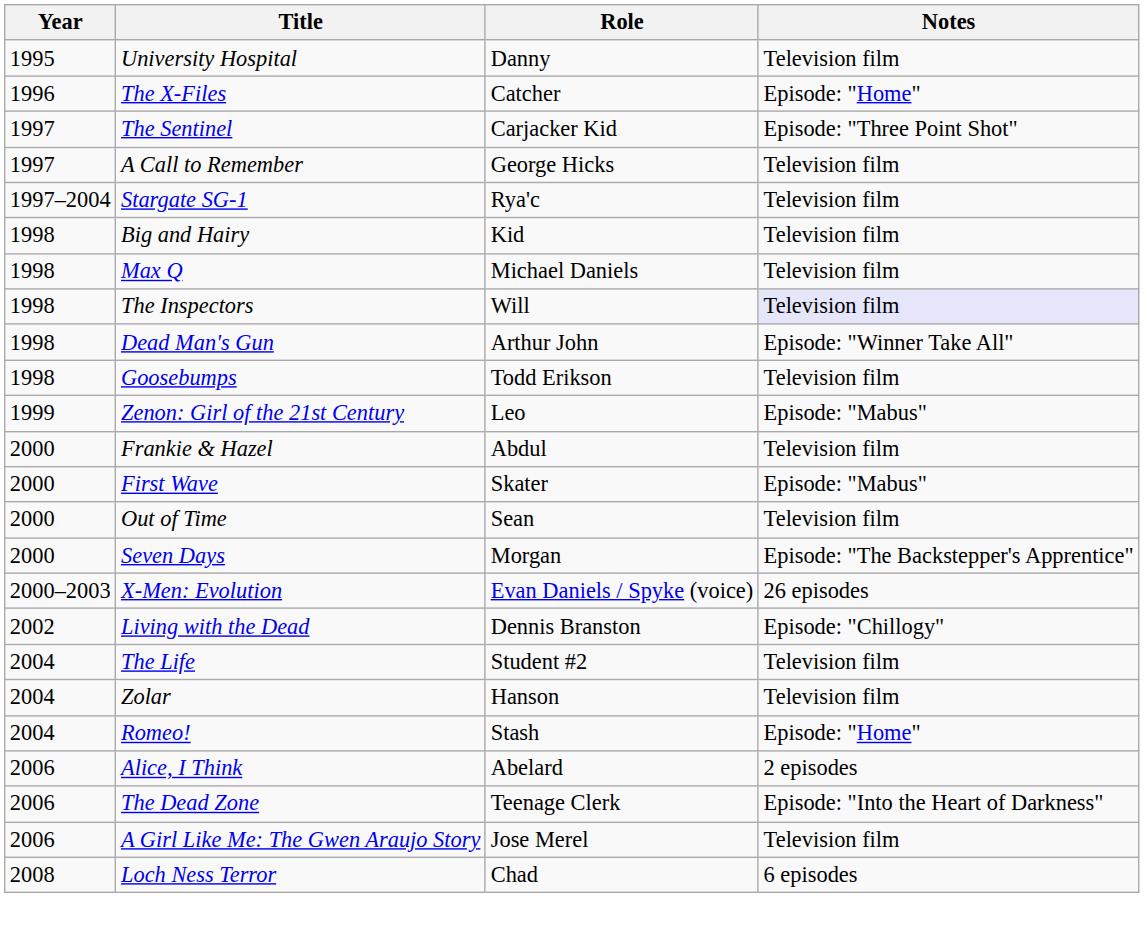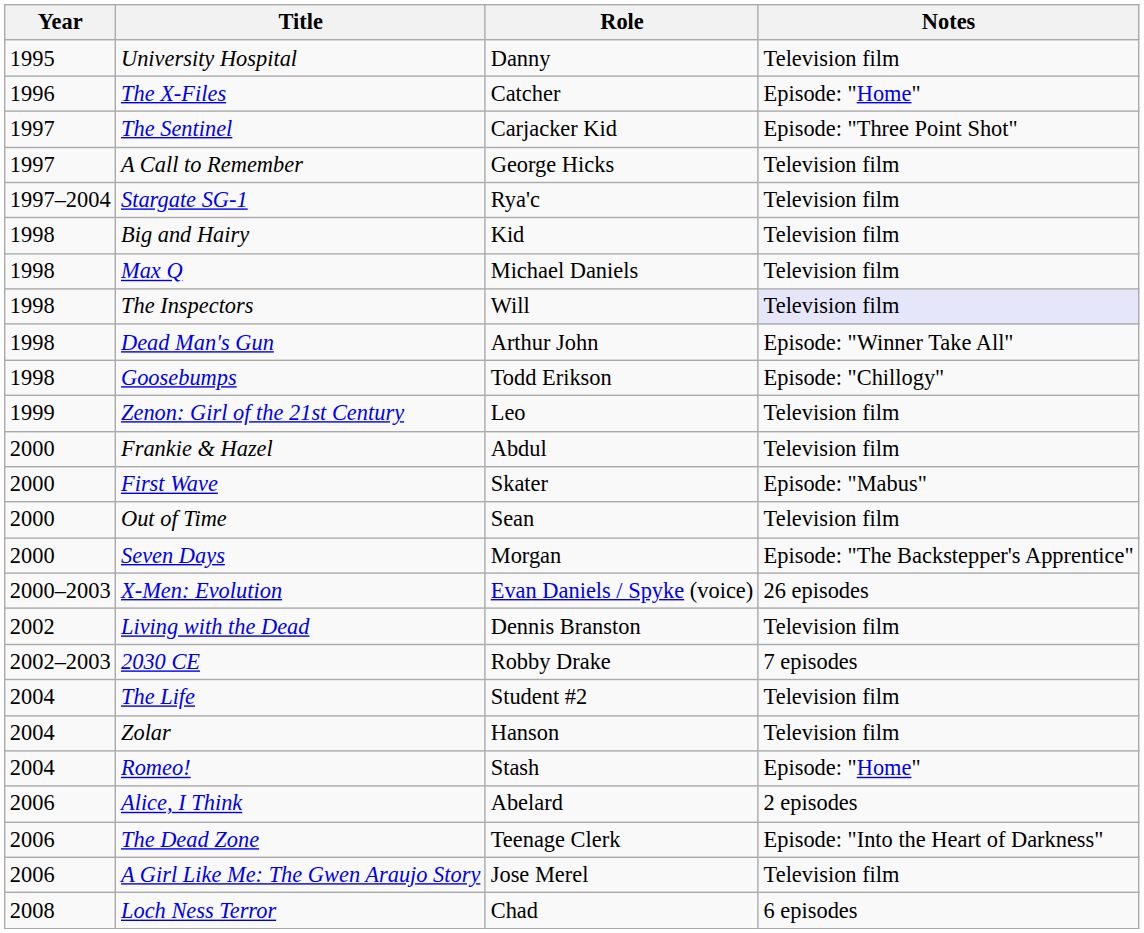(832, 377) Television film -> (854, 377) Episode: "Chillogy"
(845, 413) Episode: "Mabus" -> (832, 413) Television film
(854, 626) Episode: "Chillogy" -> (832, 626) Television film
+ row: (161, 661)
